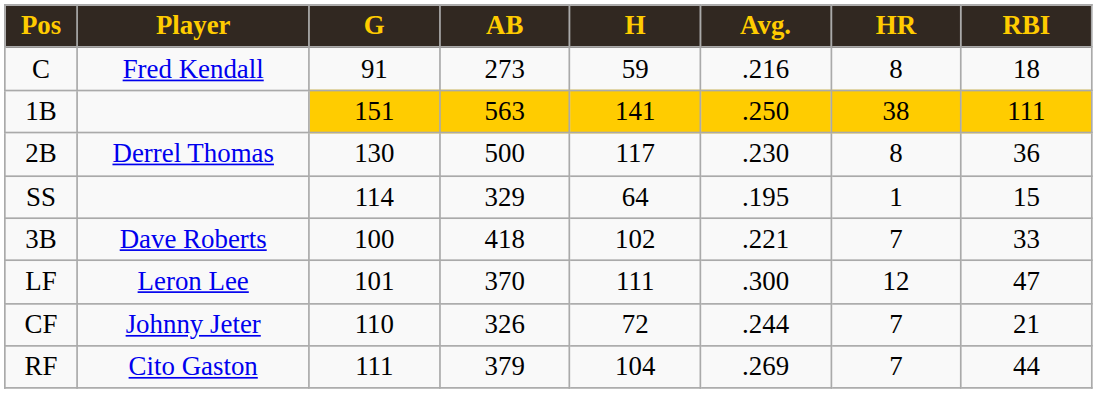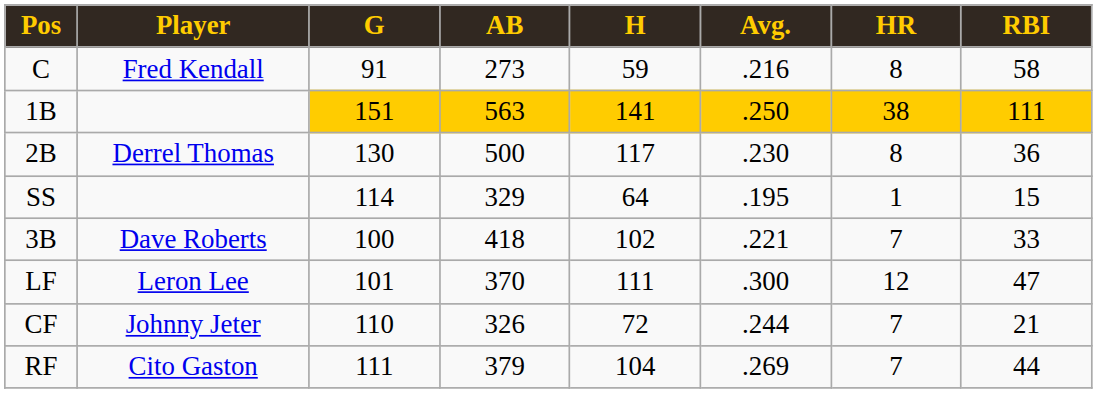(1026, 68) 18 -> (1026, 68) 58
